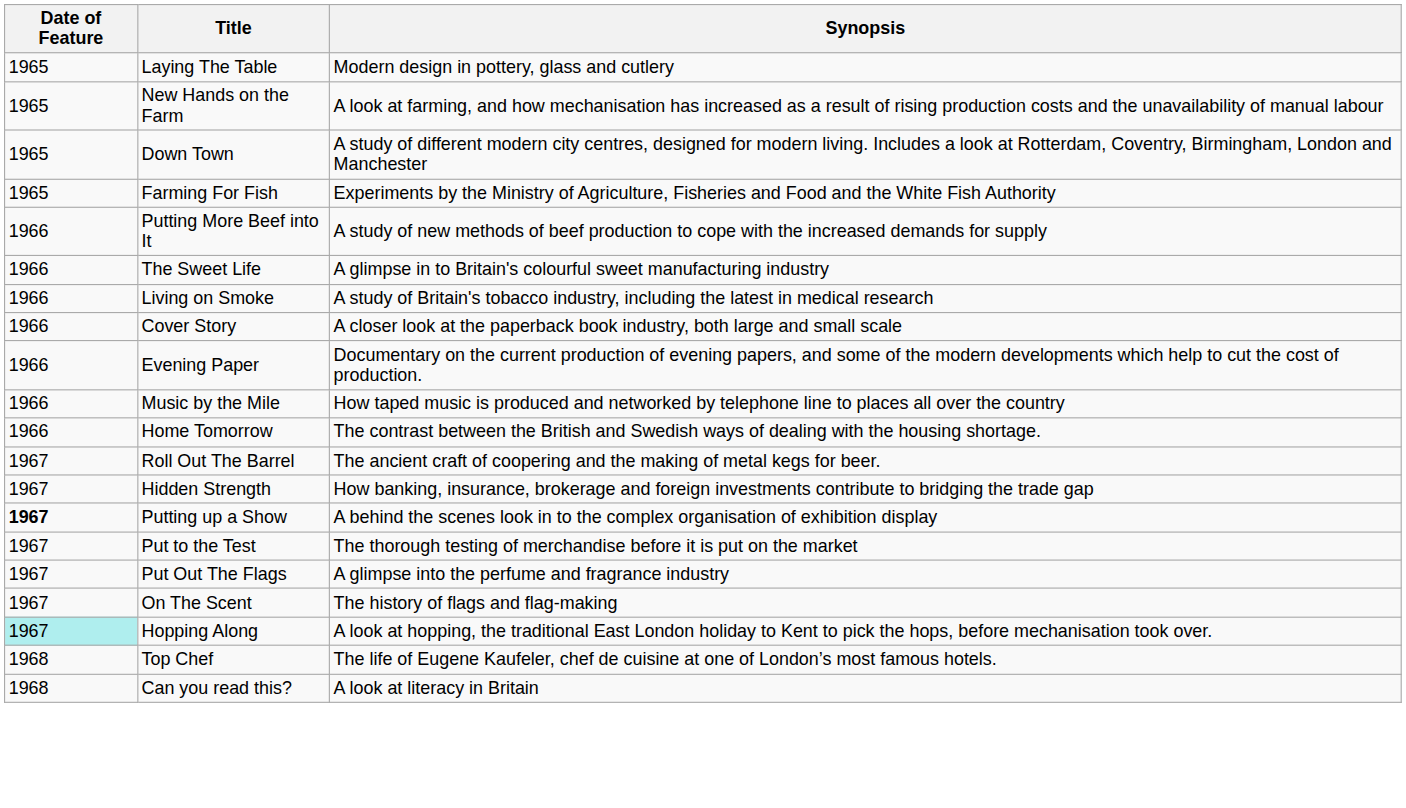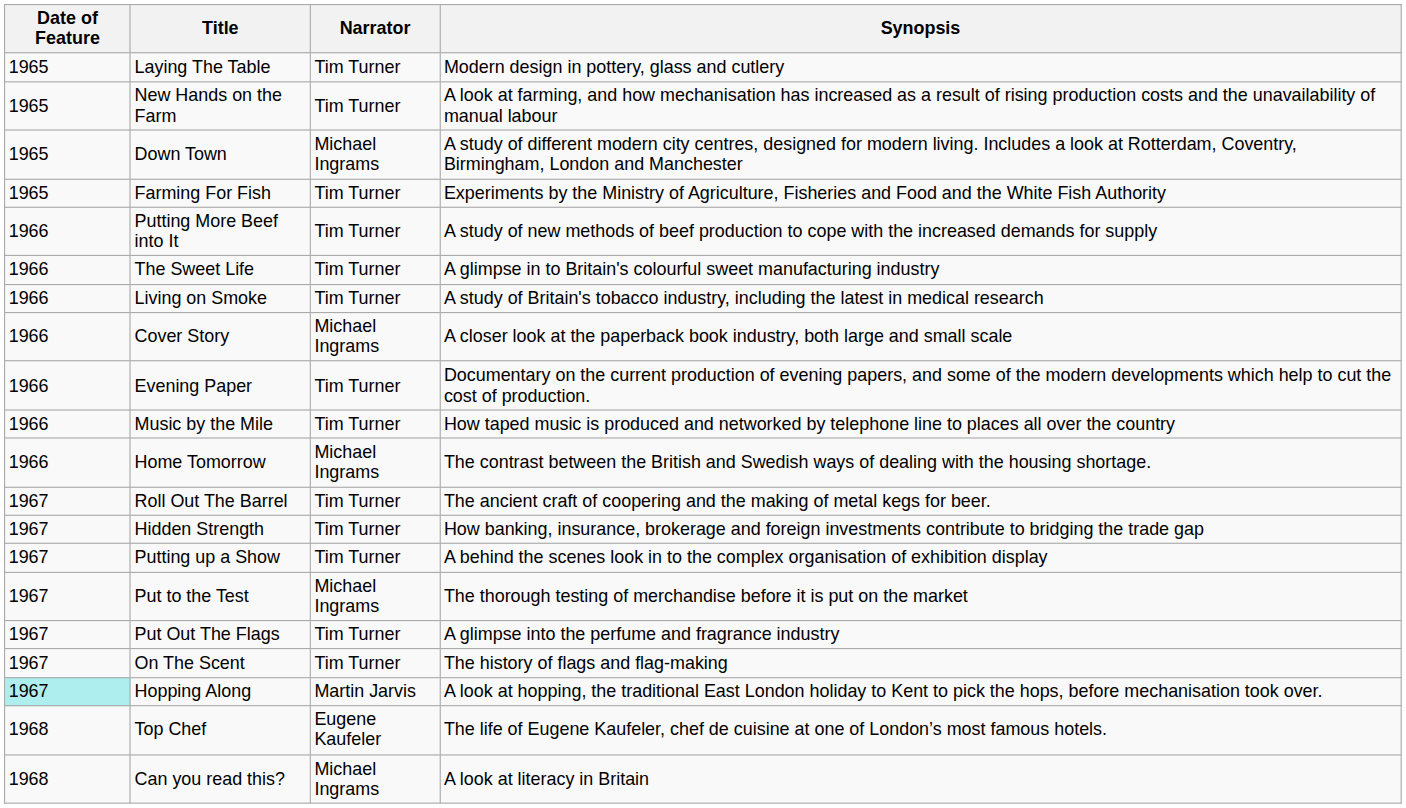+ column: (375, 28)
(29, 517) bold -> (29, 557) normal
